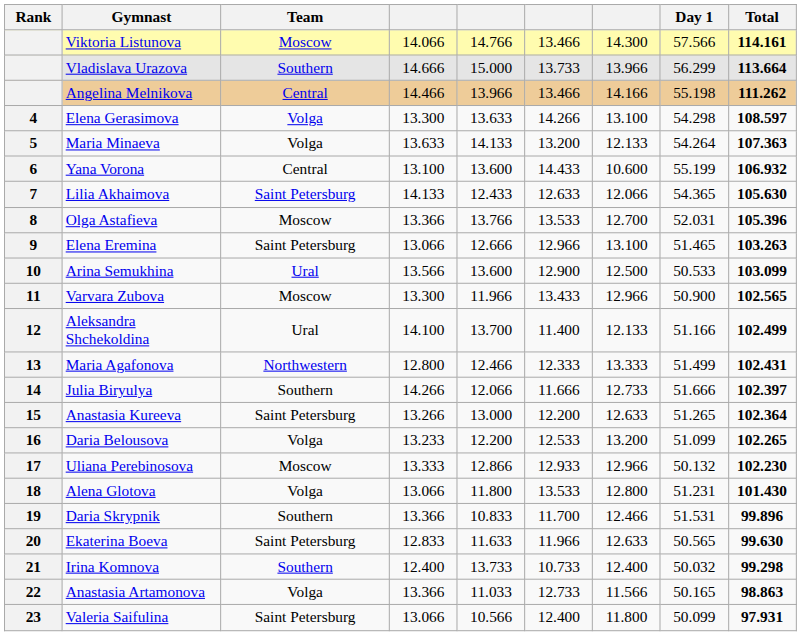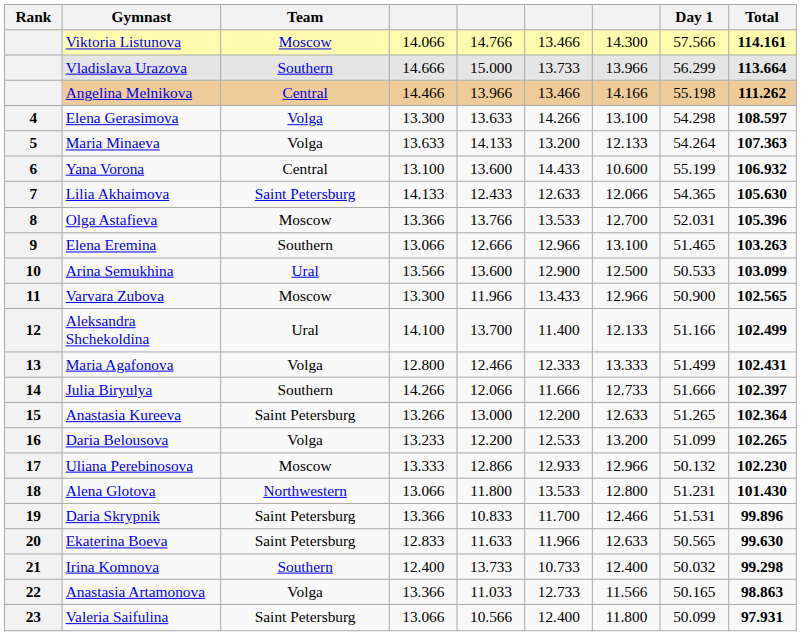(305, 245) Saint Petersburg -> (305, 245) Southern
(305, 364) Northwestern -> (305, 364) Volga
(305, 491) Volga -> (305, 491) Northwestern
(305, 516) Southern -> (305, 516) Saint Petersburg
